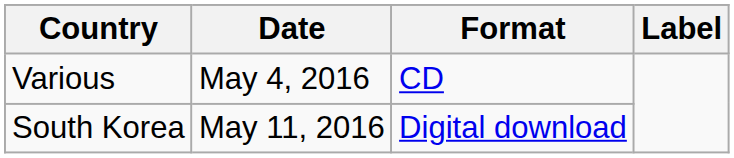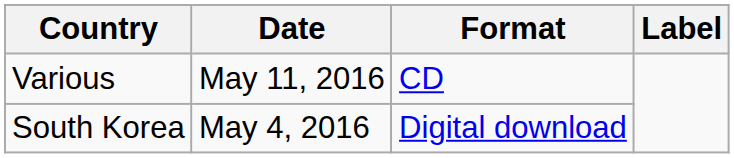(284, 78) May 4, 2016 -> (292, 78) May 11, 2016
(292, 127) May 11, 2016 -> (284, 127) May 4, 2016
